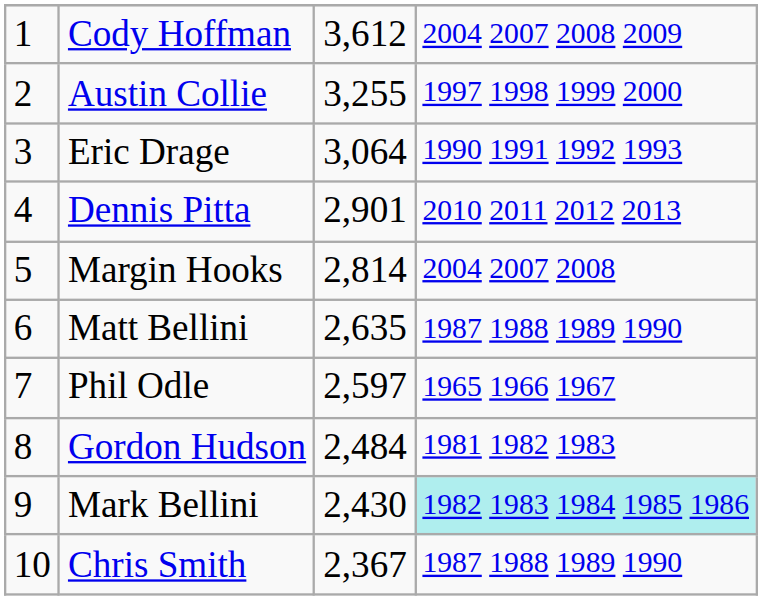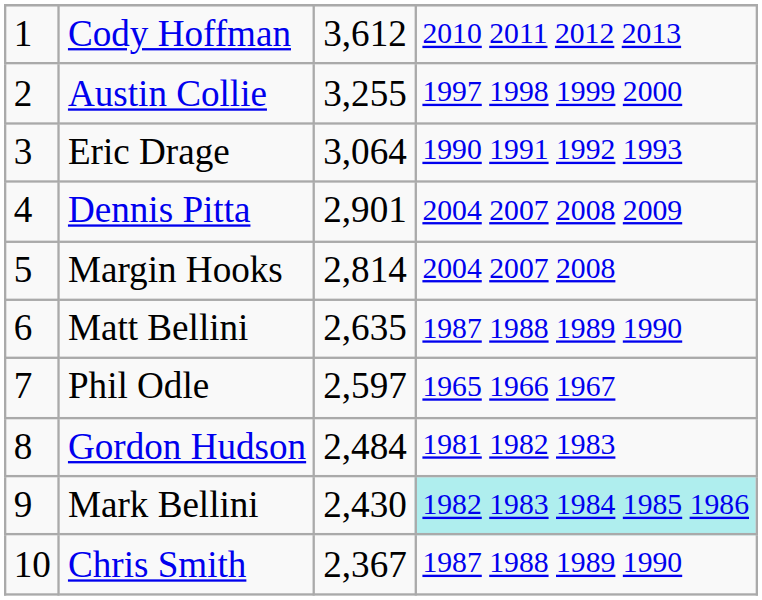(552, 33) 2004 2007 2008 2009 -> (552, 33) 2010 2011 2012 2013
(552, 210) 2010 2011 2012 2013 -> (552, 210) 2004 2007 2008 2009
